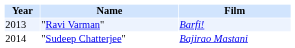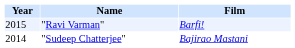(16, 24) 2013 -> (16, 24) 2015
